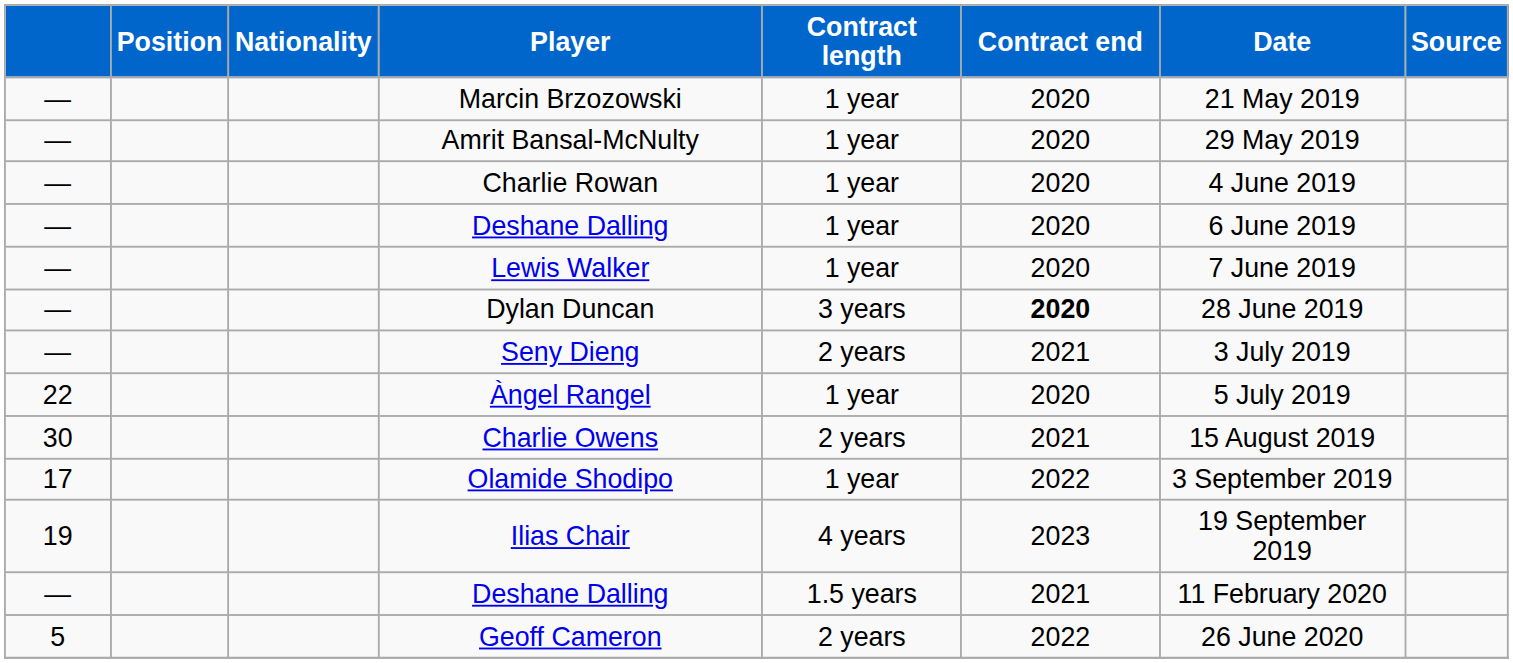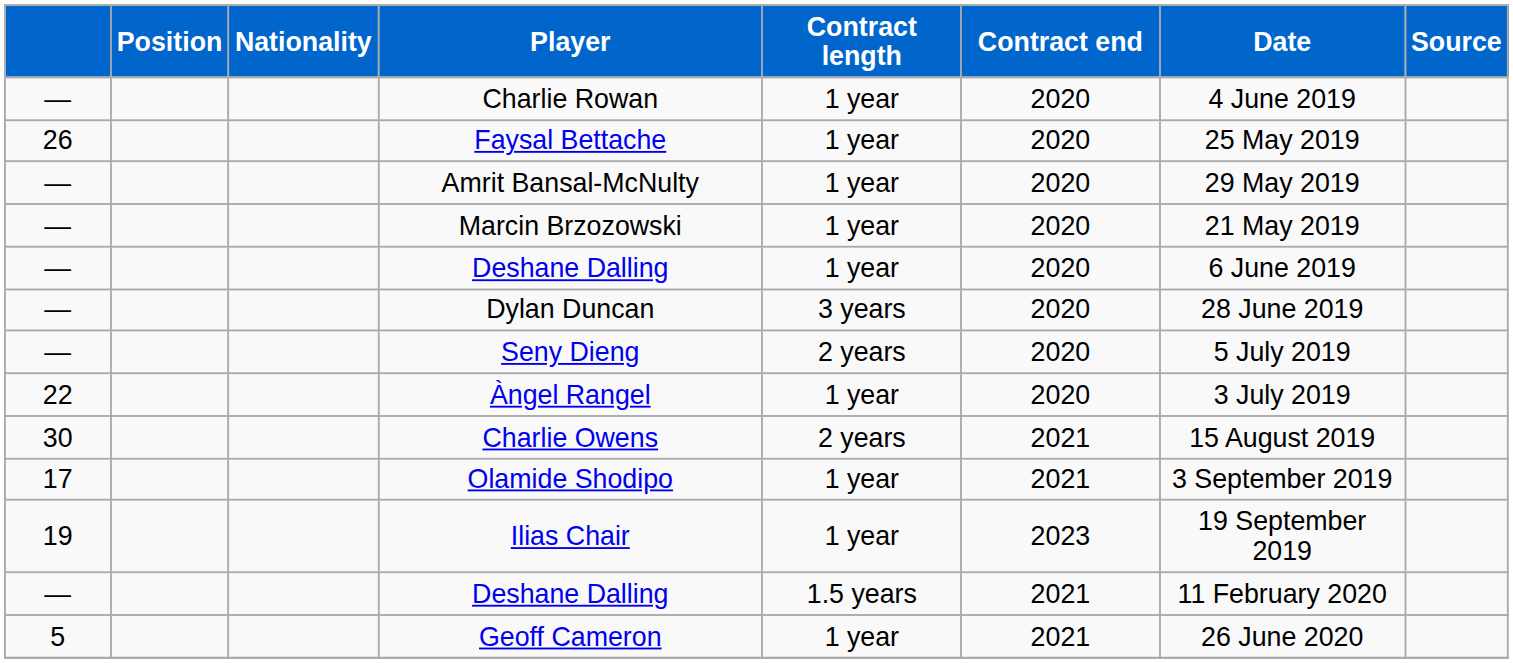rows swapped: (58, 99) <-> (58, 183)
+ row: (58, 141)
- row: (58, 268)
(1060, 310) bold -> (1060, 310) normal
(1060, 352) 2021 -> (1060, 352) 2020
(1282, 352) 3 July 2019 -> (1282, 352) 5 July 2019
(1282, 395) 5 July 2019 -> (1282, 395) 3 July 2019
(1060, 479) 2022 -> (1060, 479) 2021
(862, 537) 4 years -> (862, 537) 1 year
(862, 636) 2 years -> (862, 636) 1 year
(1060, 636) 2022 -> (1060, 636) 2021
